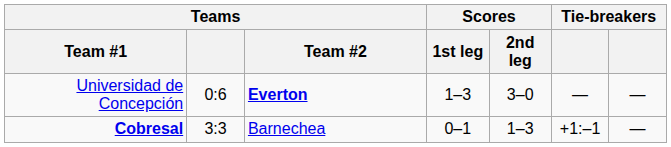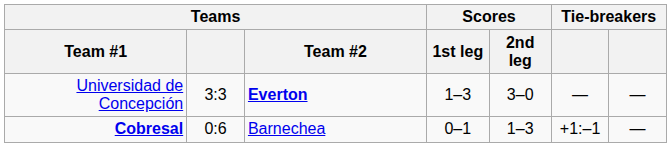(216, 94) 0:6 -> (216, 94) 3:3
(216, 129) 3:3 -> (216, 129) 0:6
